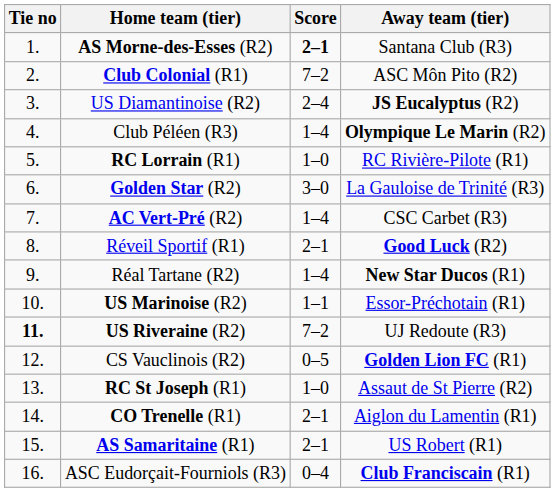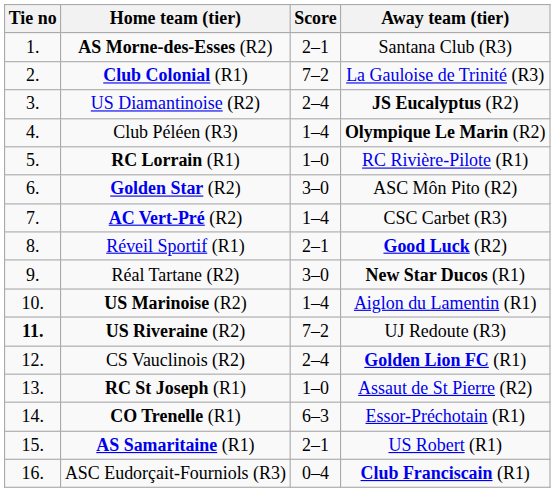(315, 47) bold -> (315, 47) normal
(445, 75) ASC Môn Pito (R2) -> (445, 75) La Gauloise de Trinité (R3)
(445, 189) La Gauloise de Trinité (R3) -> (445, 189) ASC Môn Pito (R2)
(315, 274) 1–4 -> (315, 274) 3–0
(315, 302) 1–1 -> (315, 302) 1–4
(445, 302) Essor-Préchotain (R1) -> (445, 302) Aiglon du Lamentin (R1)
(315, 359) 0–5 -> (315, 359) 2–4
(315, 416) 2–1 -> (315, 416) 6–3
(445, 416) Aiglon du Lamentin (R1) -> (445, 416) Essor-Préchotain (R1)
